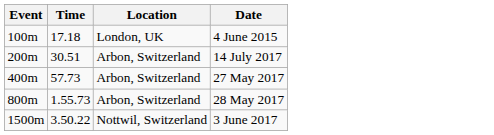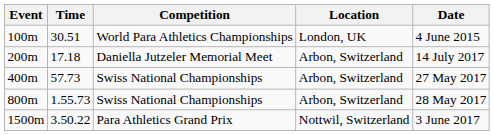+ column: (195, 15)
(65, 36) 17.18 -> (65, 36) 30.51
(65, 57) 30.51 -> (65, 57) 17.18
